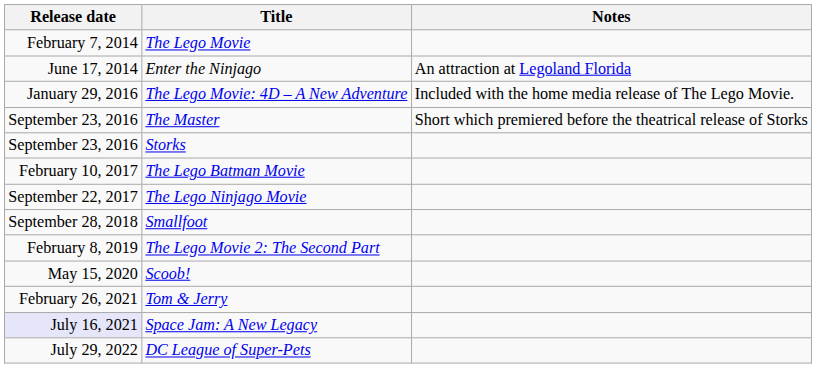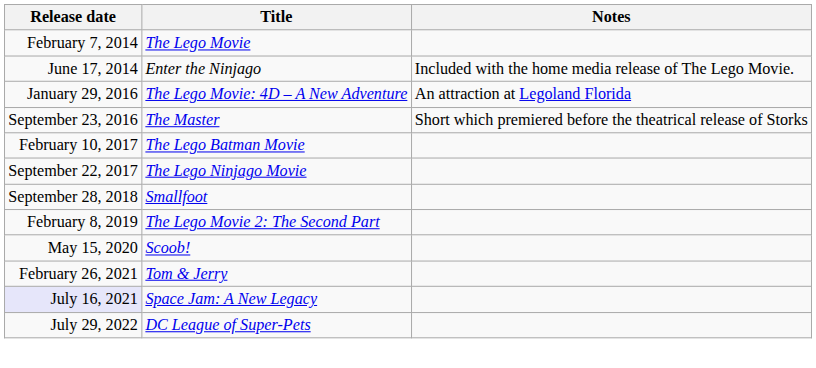(523, 68) An attraction at Legoland Florida -> (604, 68) Included with the home media release of The Lego Movie.
(604, 94) Included with the home media release of The Lego Movie. -> (523, 94) An attraction at Legoland Florida
- row: (166, 145)
